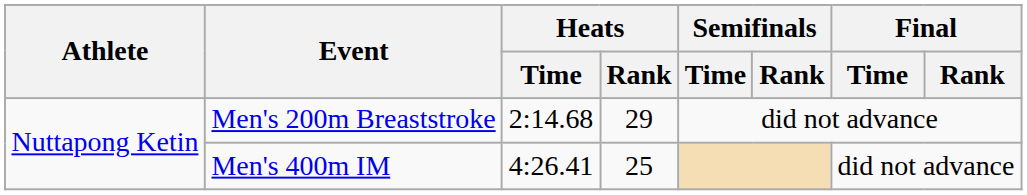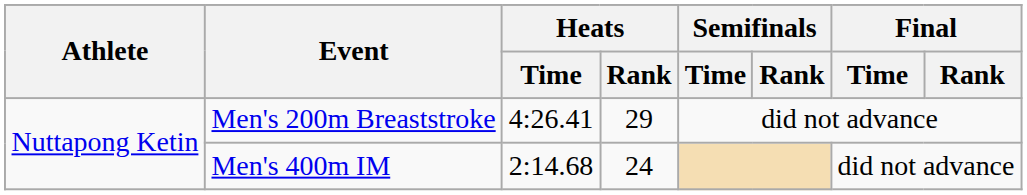(551, 120) 2:14.68 -> (551, 120) 4:26.41
(551, 166) 4:26.41 -> (551, 166) 2:14.68
(639, 166) 25 -> (639, 166) 24
